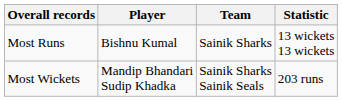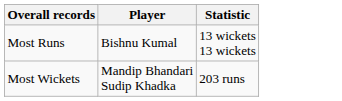- column: (236, 14)
